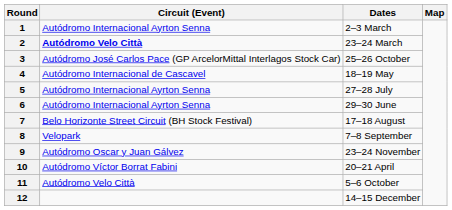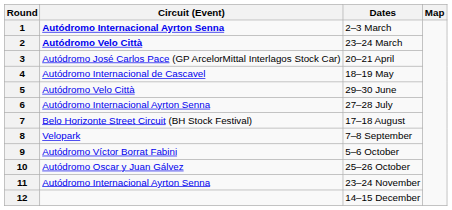(126, 28) normal -> (133, 28) bold
(378, 59) 25–26 October -> (370, 59) 20–21 April
(126, 90) Autódromo Internacional Ayrton Senna -> (88, 90) Autódromo Velo Città
(369, 90) 27–28 July -> (371, 90) 29–30 June
(371, 105) 29–30 June -> (369, 105) 27–28 July
(113, 152) Autódromo Oscar y Juan Gálvez -> (110, 152) Autódromo Víctor Borrat Fabini
(383, 152) 23–24 November -> (372, 152) 5–6 October
(110, 167) Autódromo Víctor Borrat Fabini -> (113, 167) Autódromo Oscar y Juan Gálvez
(370, 167) 20–21 April -> (378, 167) 25–26 October
(88, 183) Autódromo Velo Città -> (126, 183) Autódromo Internacional Ayrton Senna
(372, 183) 5–6 October -> (383, 183) 23–24 November
